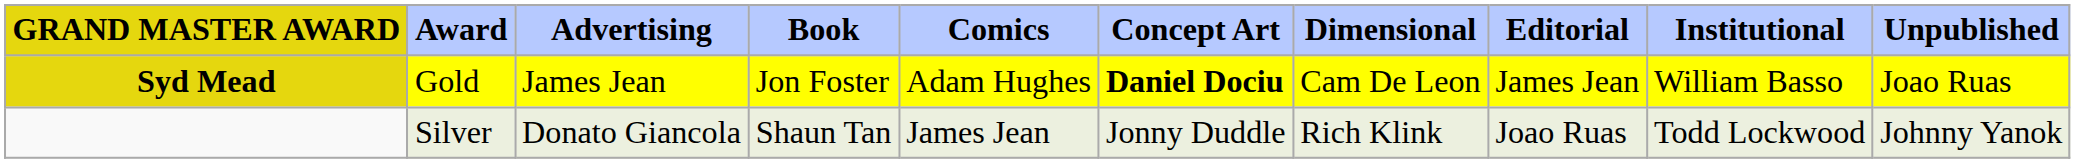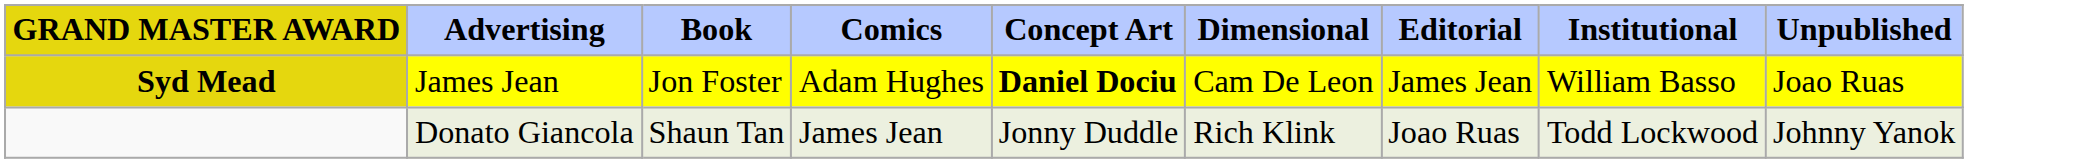- column: (461, 30)
